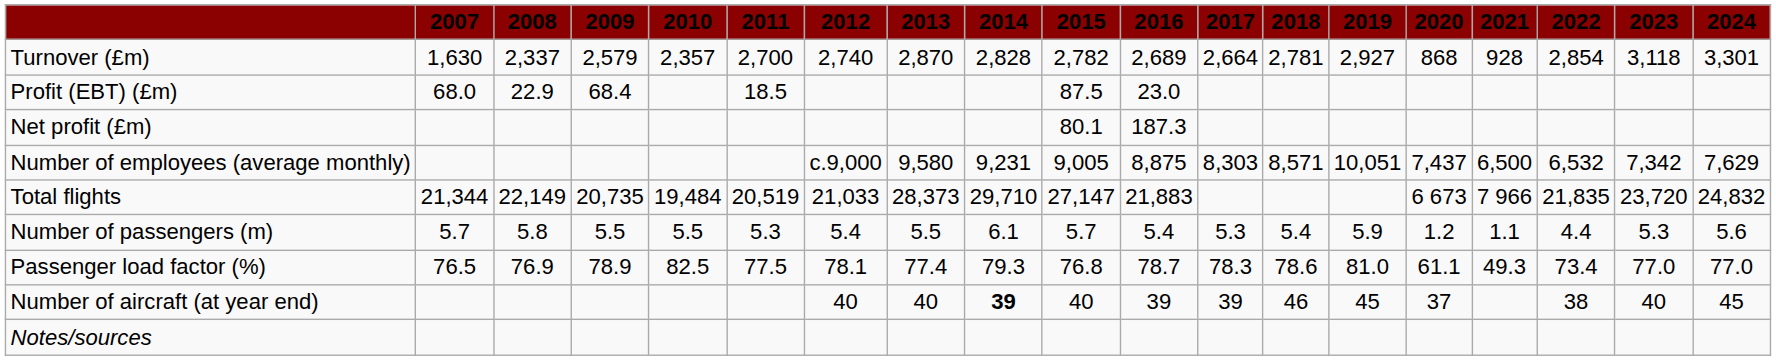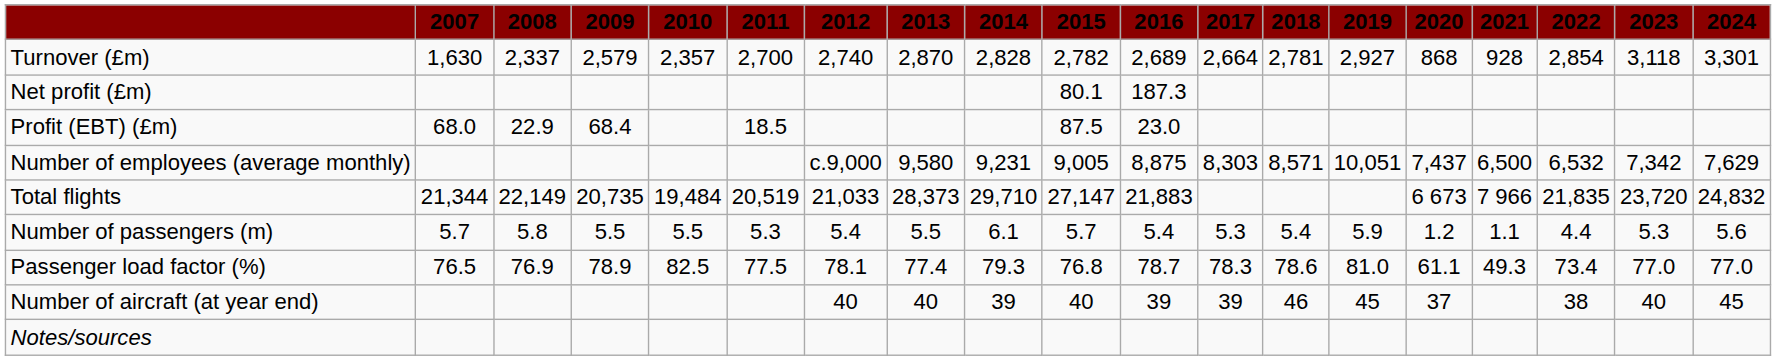rows swapped: (94, 92) <-> (81, 127)
(1003, 302) bold -> (1003, 302) normal
